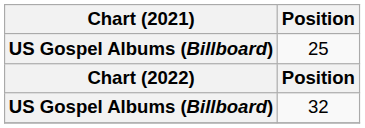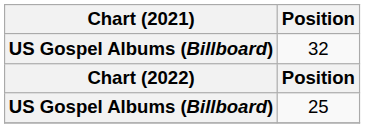rows swapped: (318, 48) <-> (318, 107)
